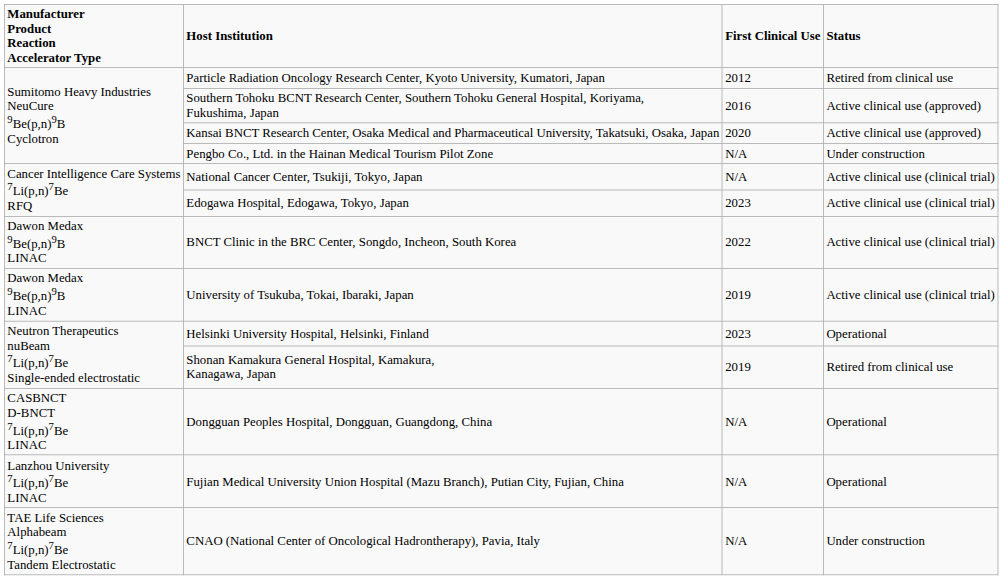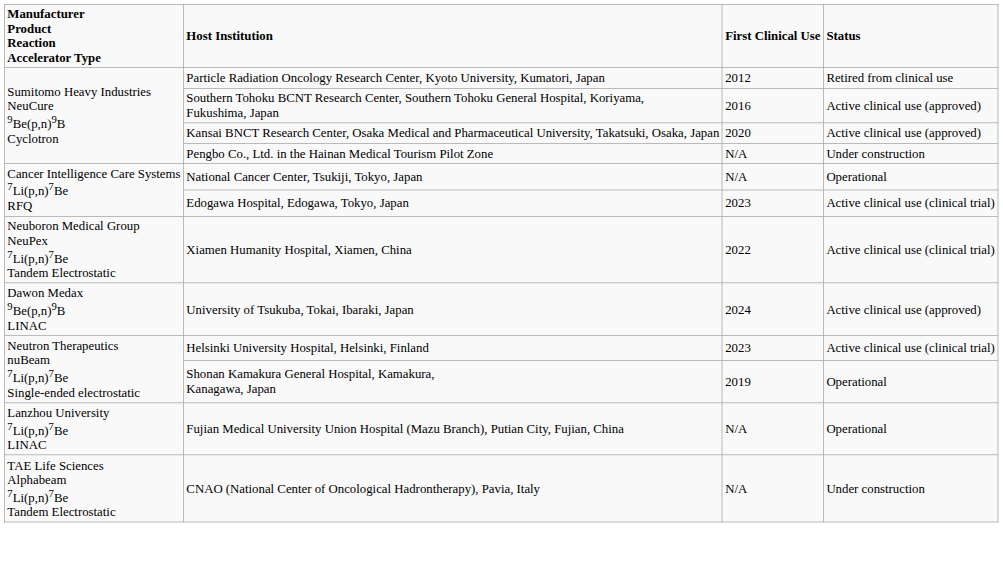(911, 176) Active clinical use (clinical trial) -> (857, 176) Operational
+ row: (299, 249)
- row: (351, 242)
(738, 295) 2019 -> (738, 309) 2024
(911, 295) Active clinical use (clinical trial) -> (904, 309) Active clinical use (approved)
(857, 333) Operational -> (911, 348) Active clinical use (clinical trial)
(890, 367) Retired from clinical use -> (857, 381) Operational
- row: (339, 421)
